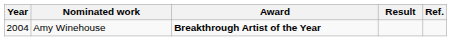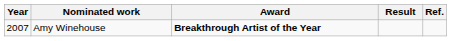(18, 28) 2004 -> (18, 28) 2007
